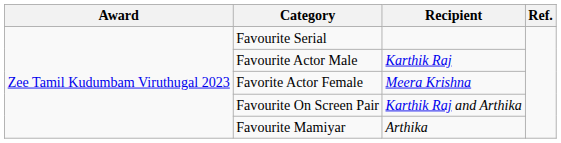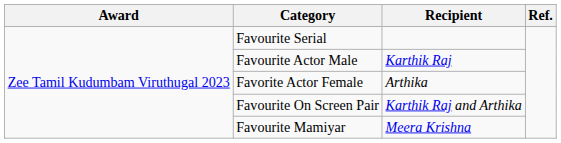(428, 82) Meera Krishna -> (407, 82) Arthika
(407, 127) Arthika -> (428, 127) Meera Krishna
